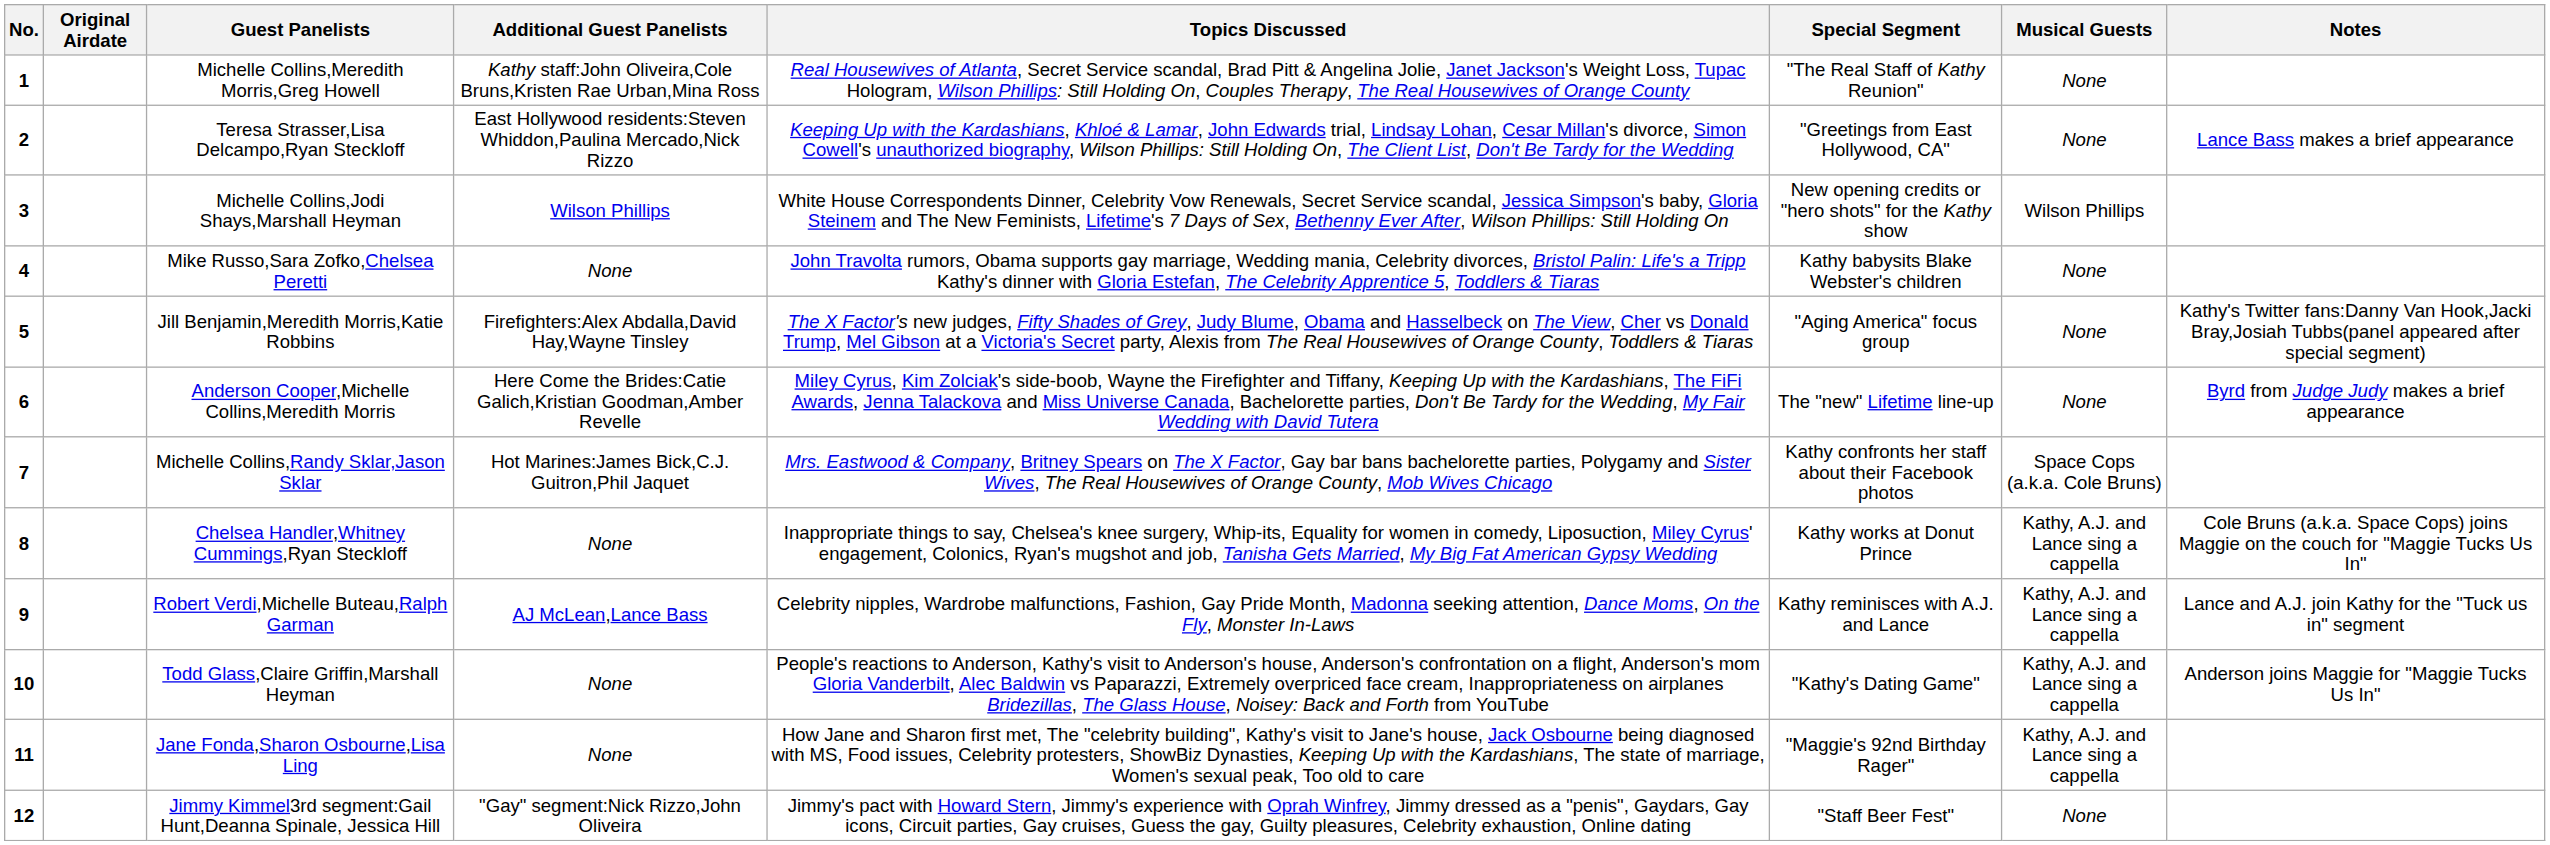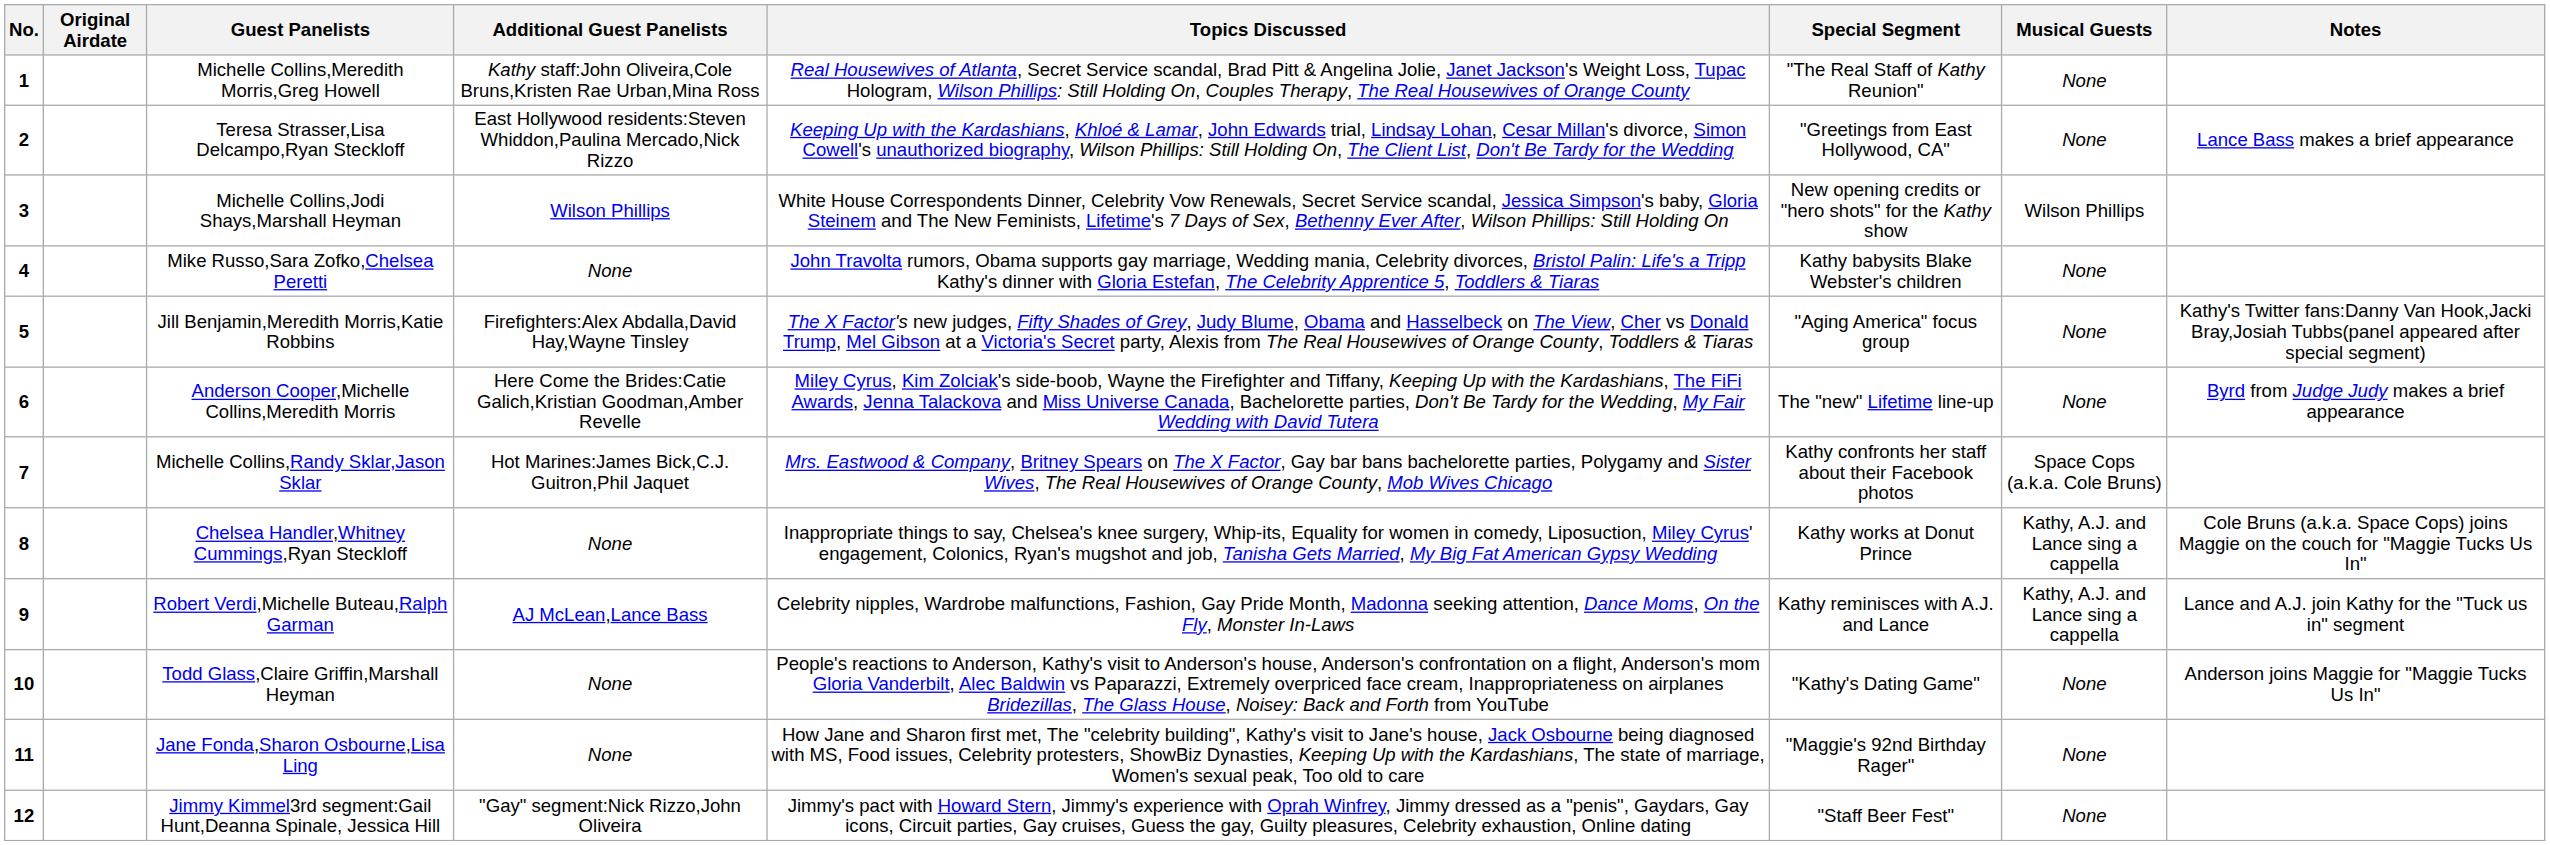(2084, 685) Kathy, A.J. and Lance sing a cappella -> (2084, 685) None
(2084, 755) Kathy, A.J. and Lance sing a cappella -> (2084, 755) None
